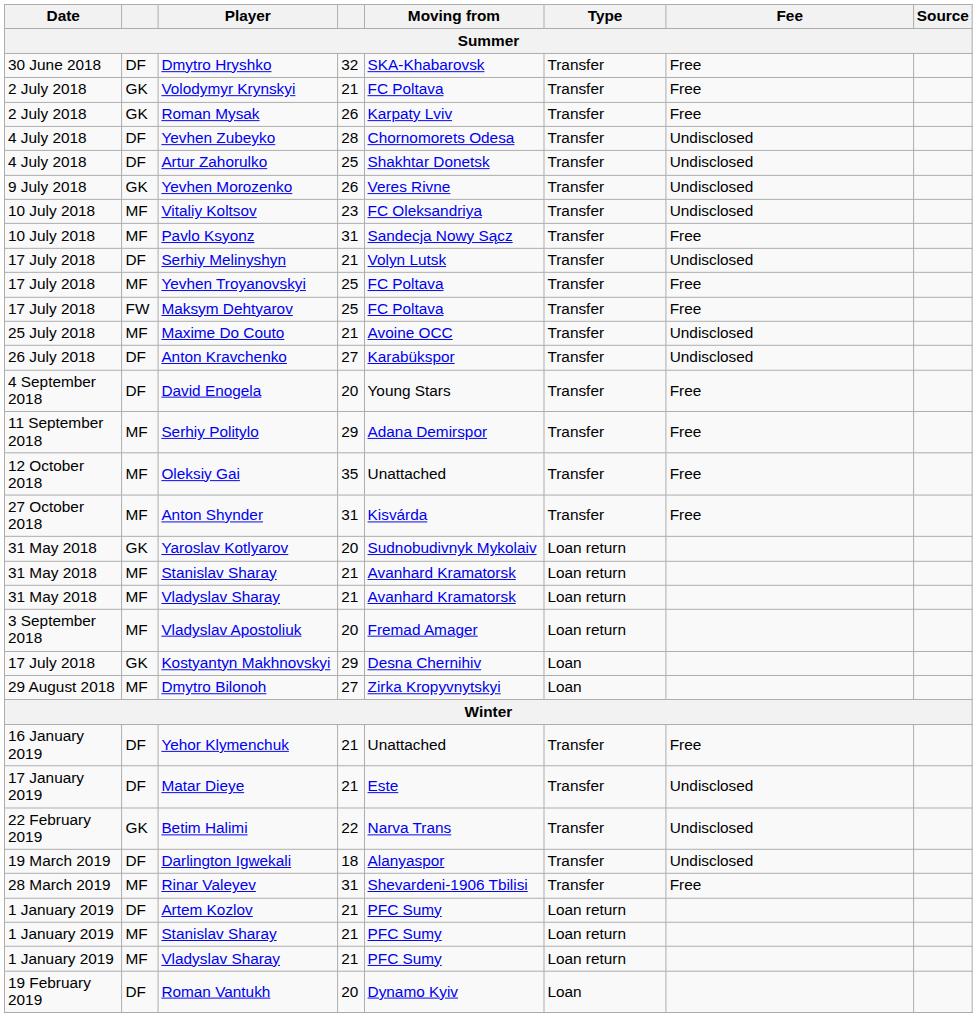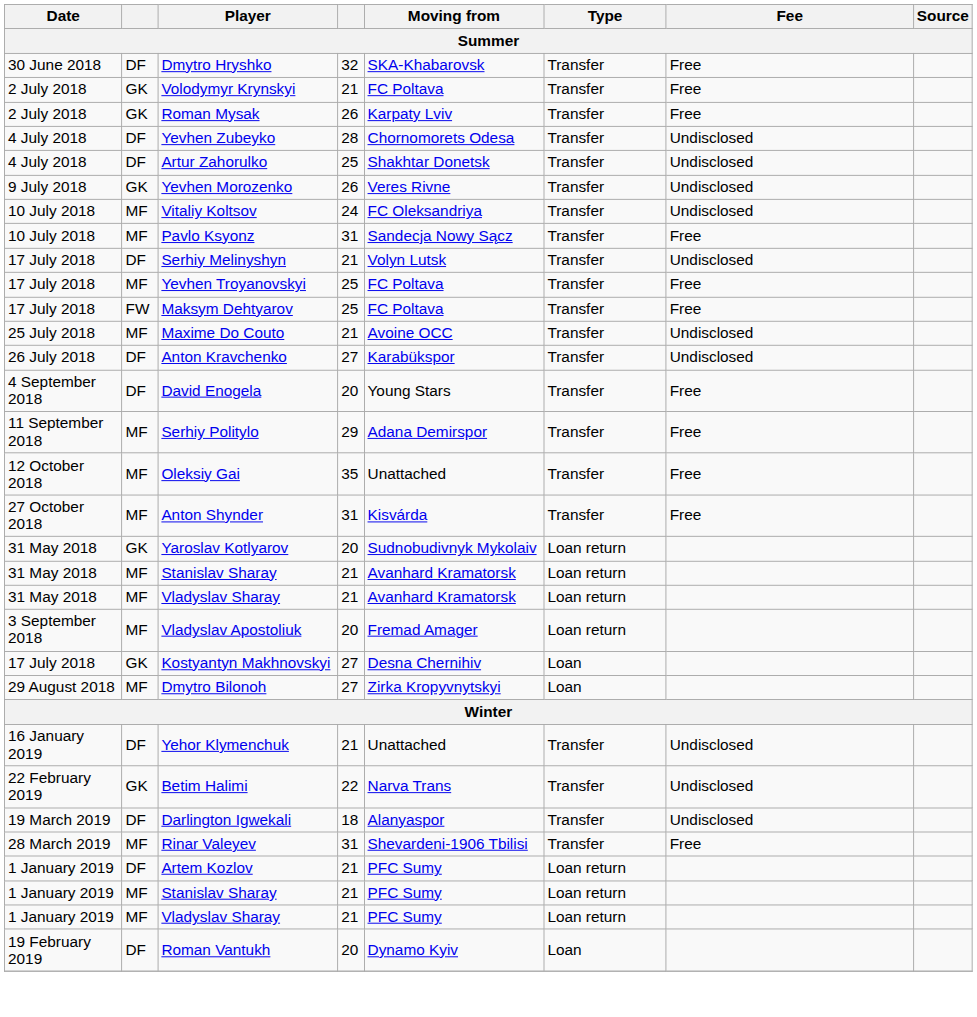(350, 211) 23 -> (350, 211) 24
(350, 663) 29 -> (350, 663) 27
(685, 745) Free -> (712, 745) Undisclosed
- row: (46, 786)
